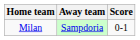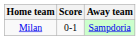columns swapped: (121, 12) <-> (82, 12)
